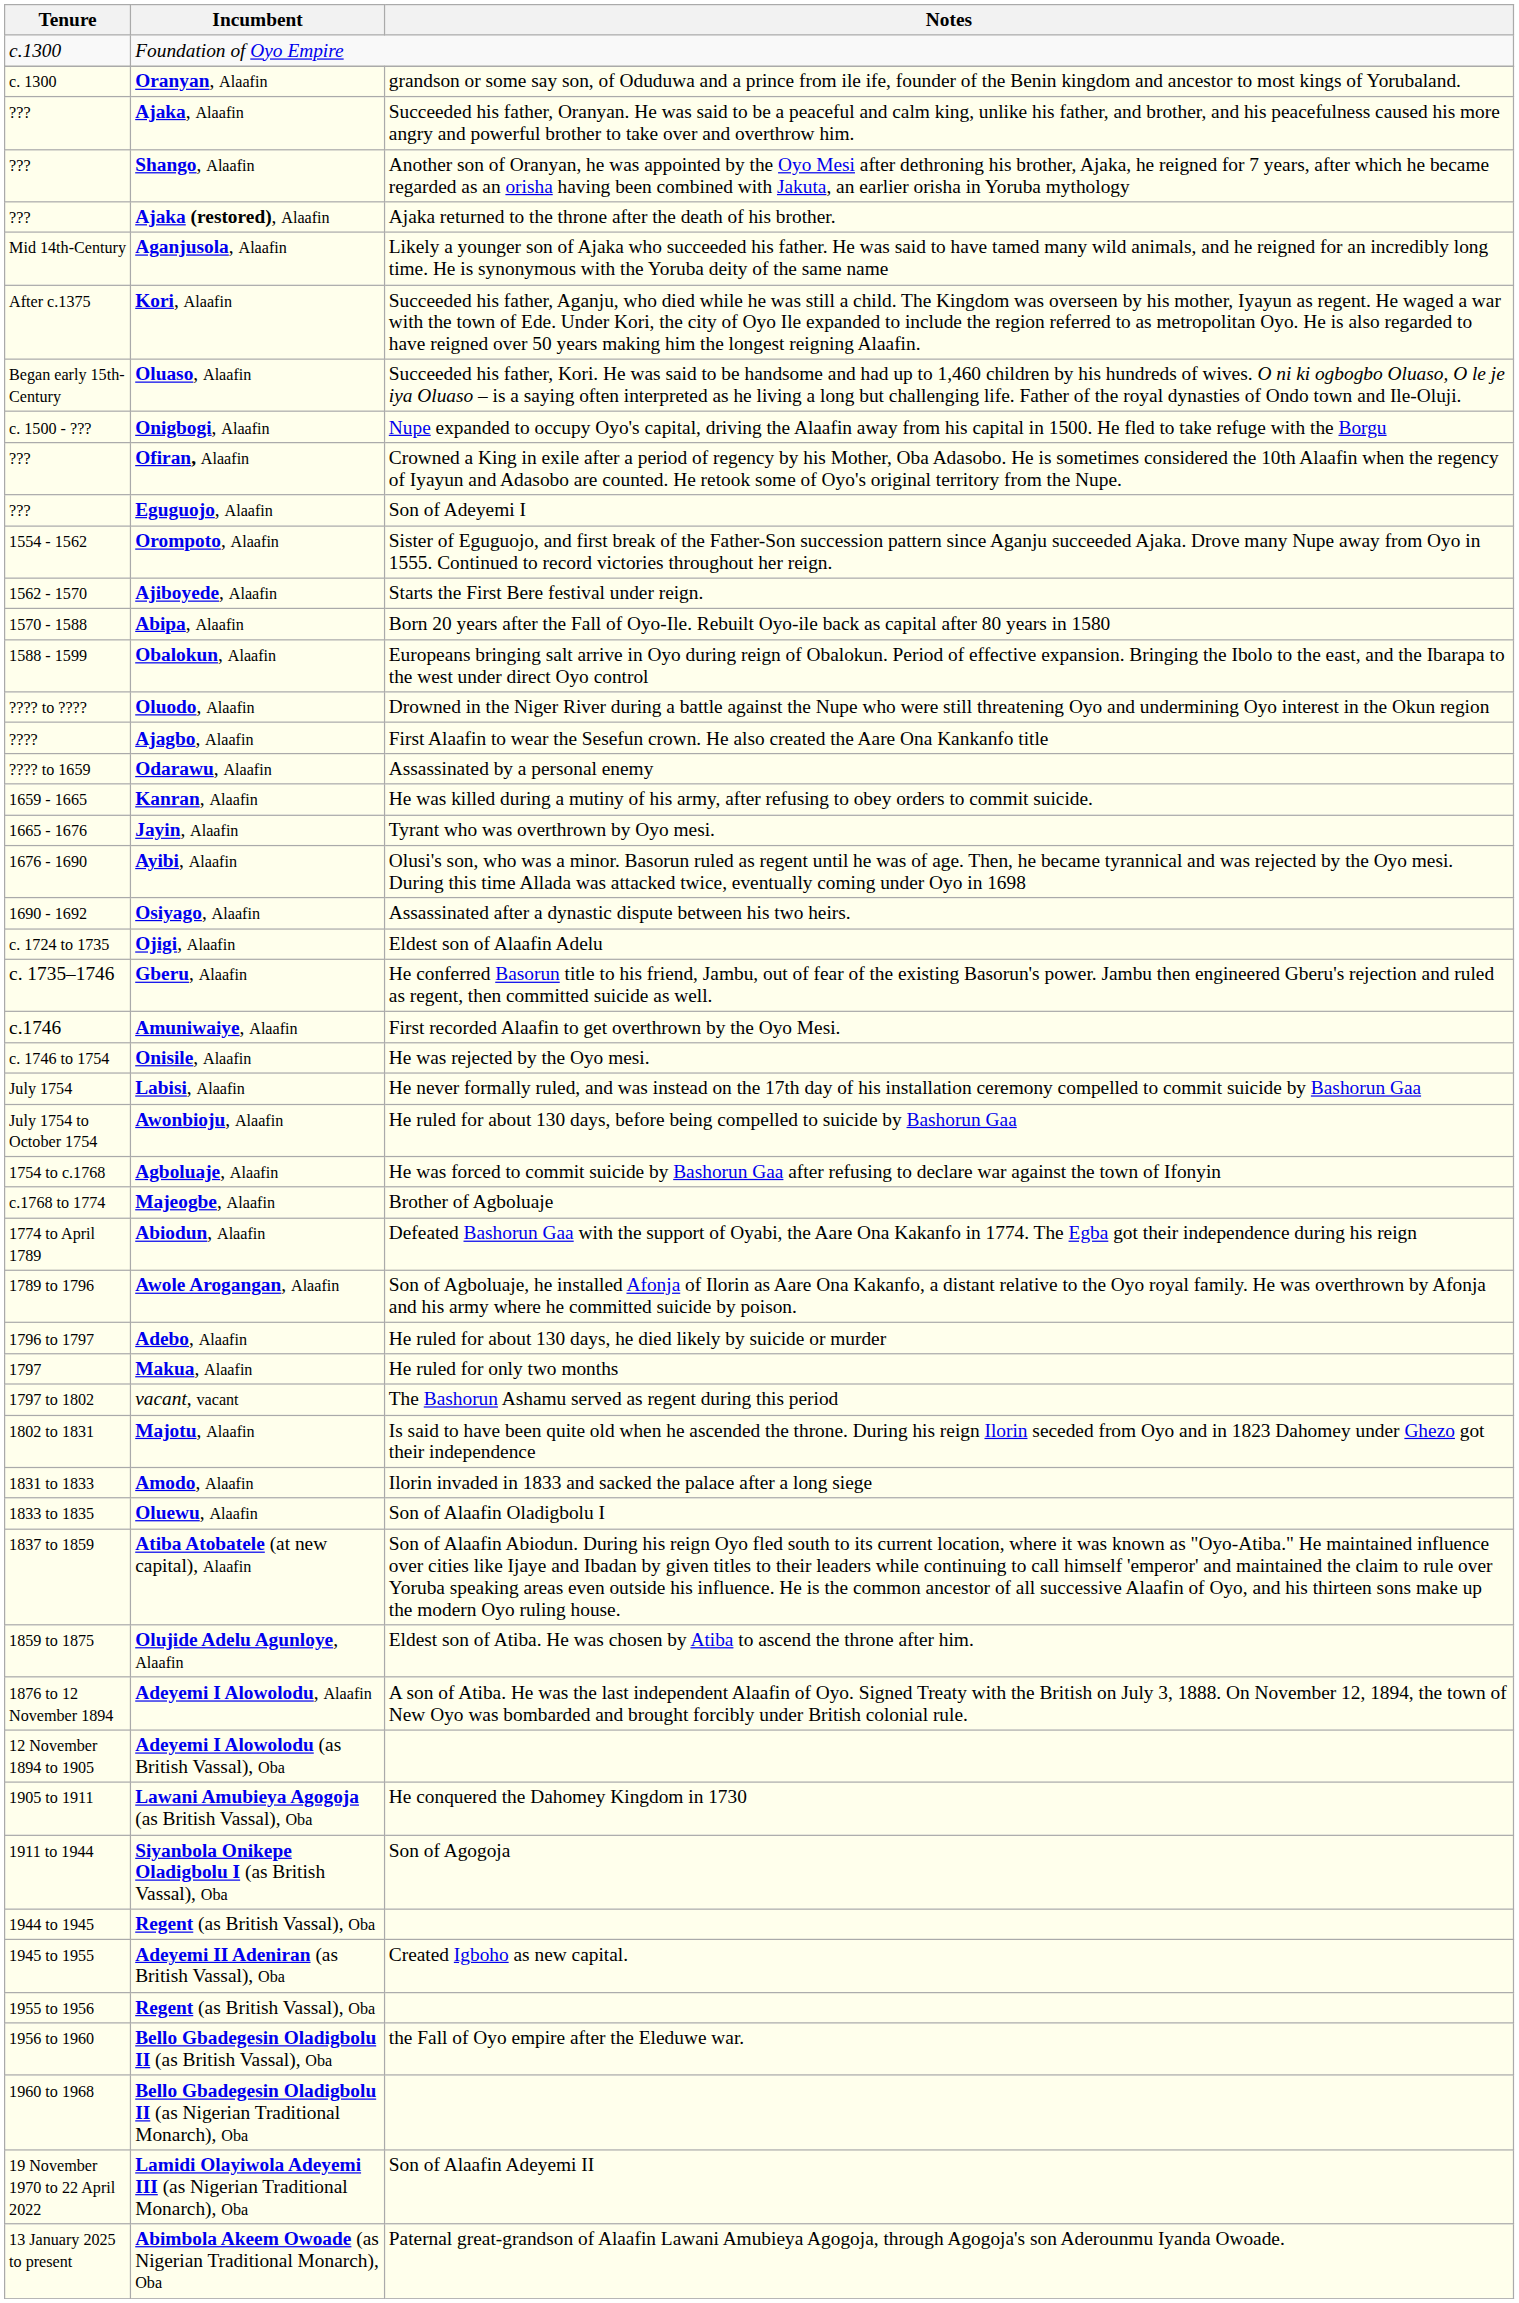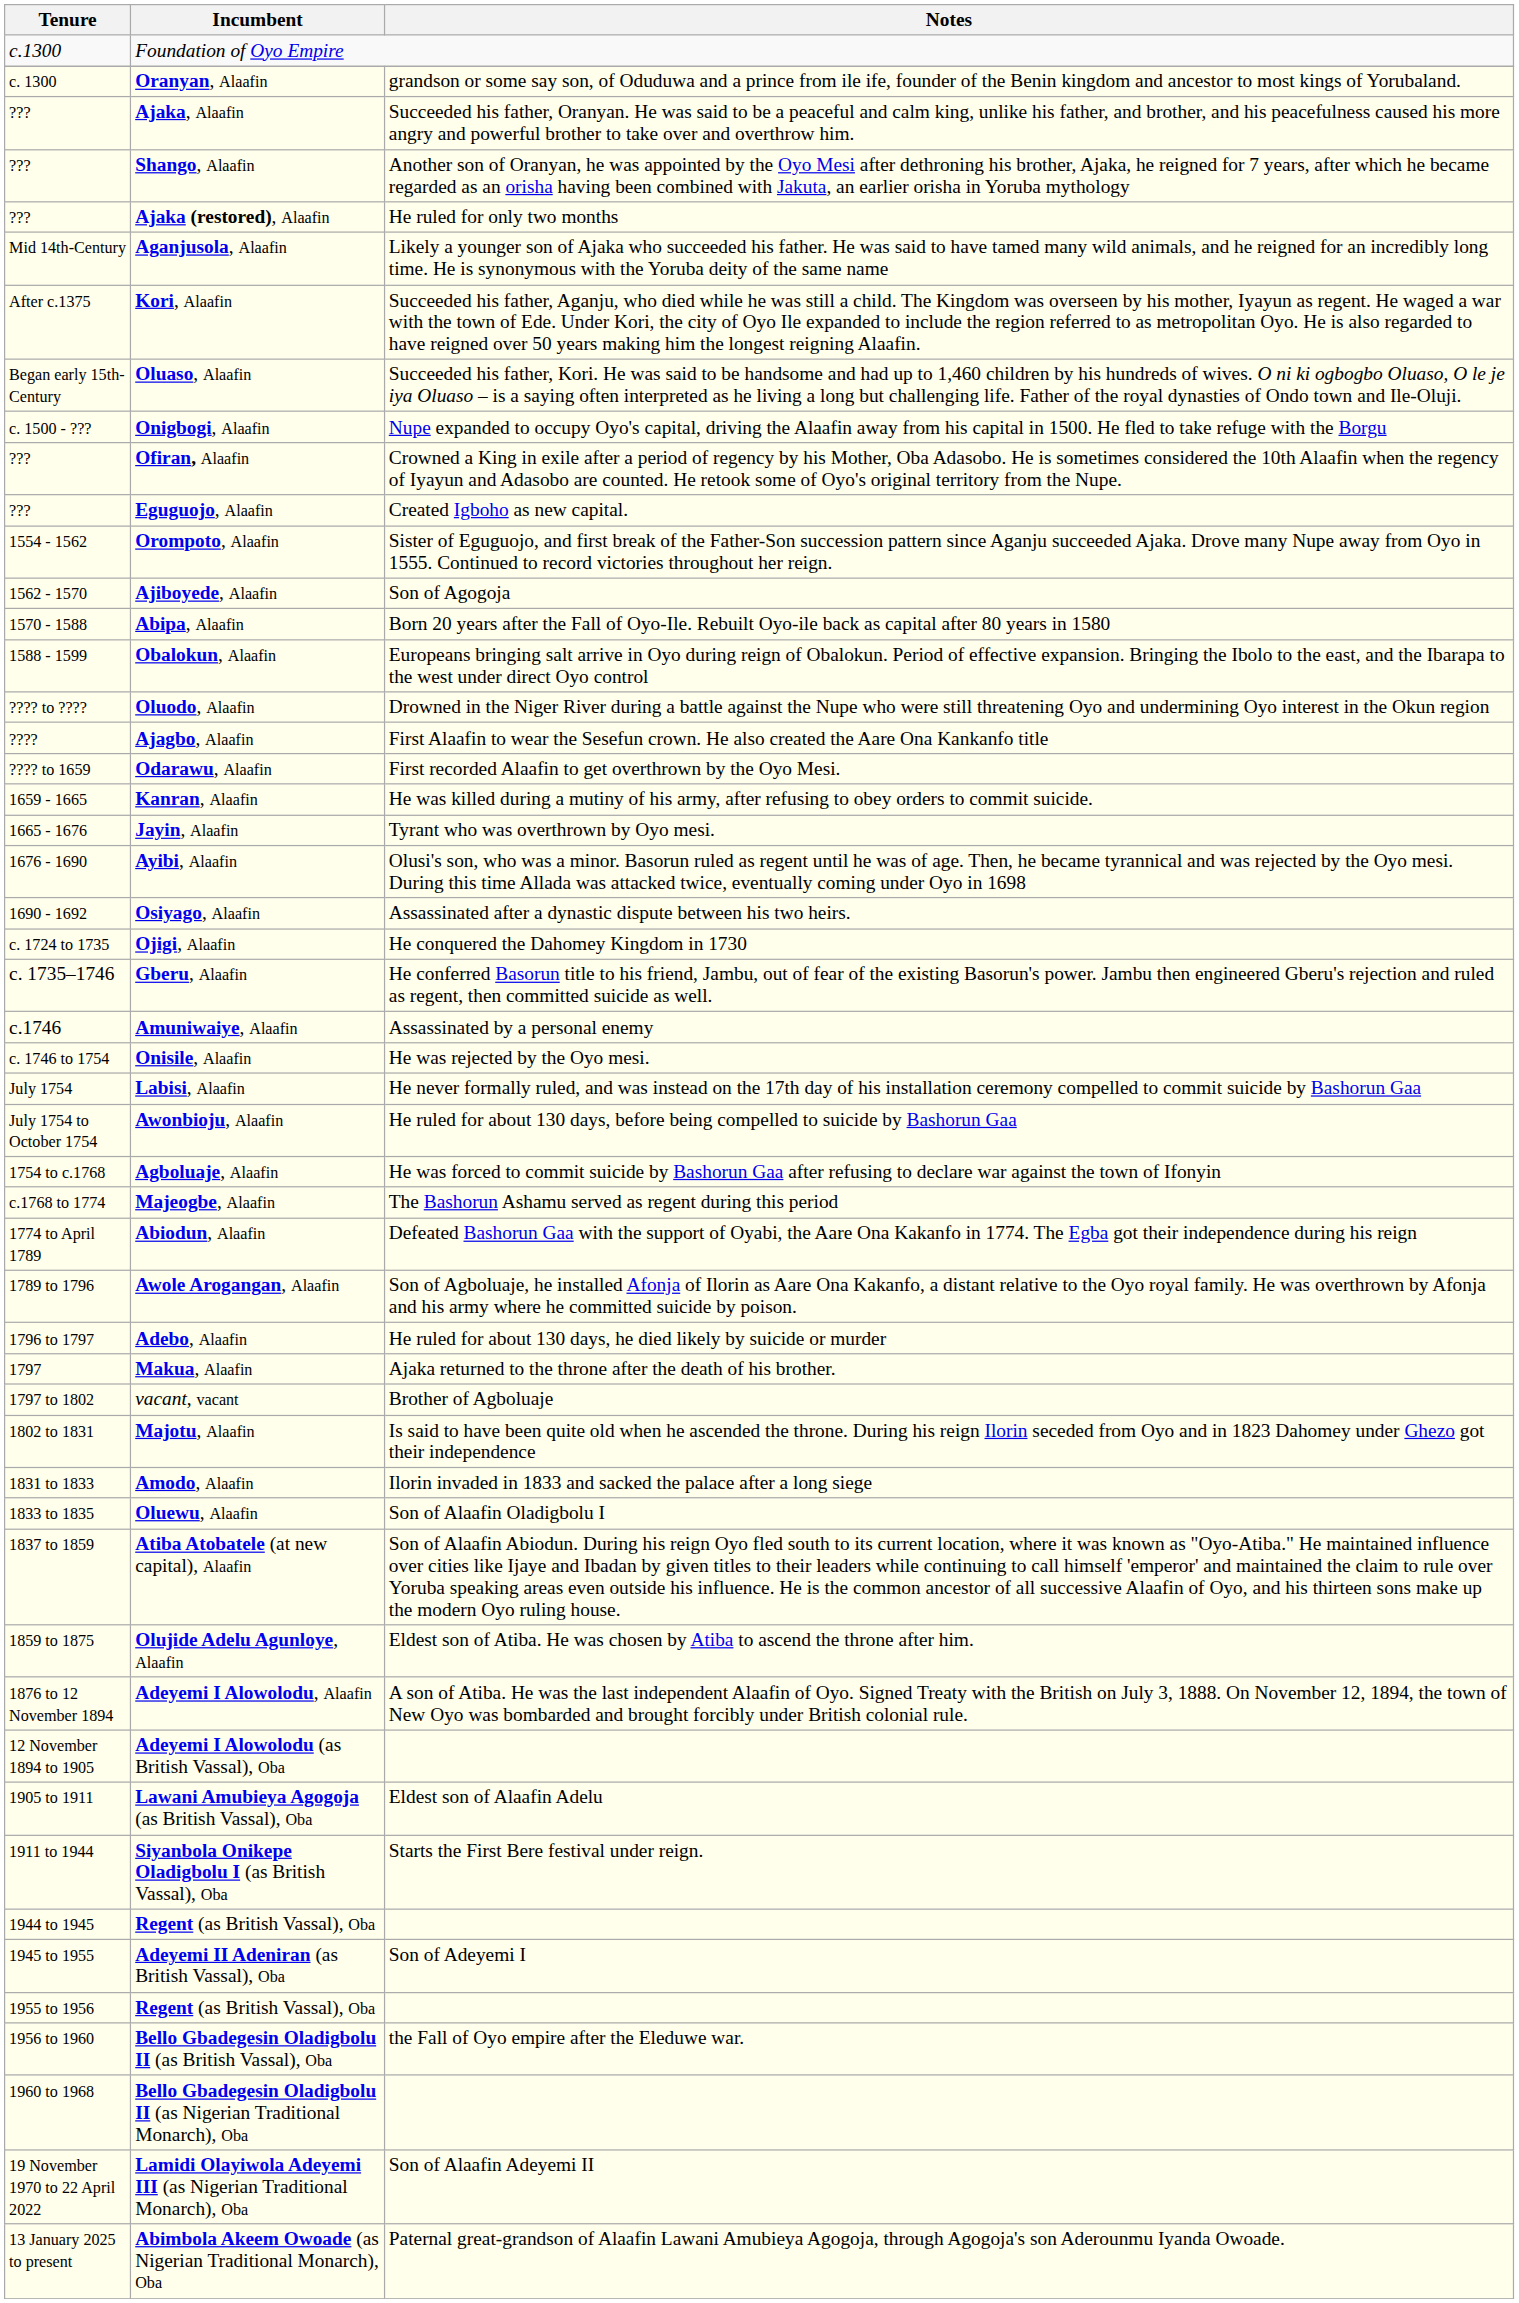(612, 216) Ajaka returned to the throne after the death of his brother. -> (504, 216) He ruled for only two months
(457, 510) Son of Adeyemi I -> (508, 510) Created Igboho as new capital.
(546, 593) Starts the First Bere festival under reign. -> (450, 593) Son of Agogoja
(521, 768) Assassinated by a personal enemy -> (615, 768) First recorded Alaafin to get overthrown by the Oyo Mesi.
(496, 943) Eldest son of Alaafin Adelu -> (568, 943) He conquered the Dahomey Kingdom in 1730
(615, 1027) First recorded Alaafin to get overthrown by the Oyo Mesi. -> (521, 1027) Assassinated by a personal enemy
(471, 1202) Brother of Agboluaje -> (614, 1202) The Bashorun Ashamu served as regent during this period
(504, 1368) He ruled for only two months -> (612, 1368) Ajaka returned to the throne after the death of his brother.
(614, 1399) The Bashorun Ashamu served as regent during this period -> (471, 1399) Brother of Agboluaje
(568, 1797) He conquered the Dahomey Kingdom in 1730 -> (496, 1797) Eldest son of Alaafin Adelu
(450, 1849) Son of Agogoja -> (546, 1849) Starts the First Bere festival under reign.
(508, 1954) Created Igboho as new capital. -> (457, 1954) Son of Adeyemi I
